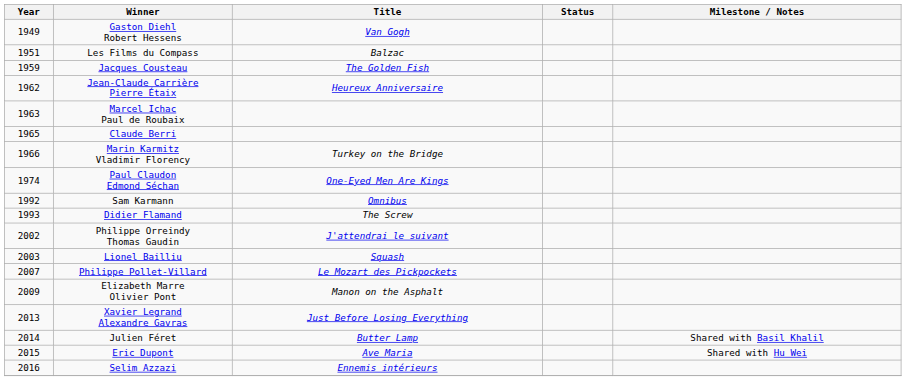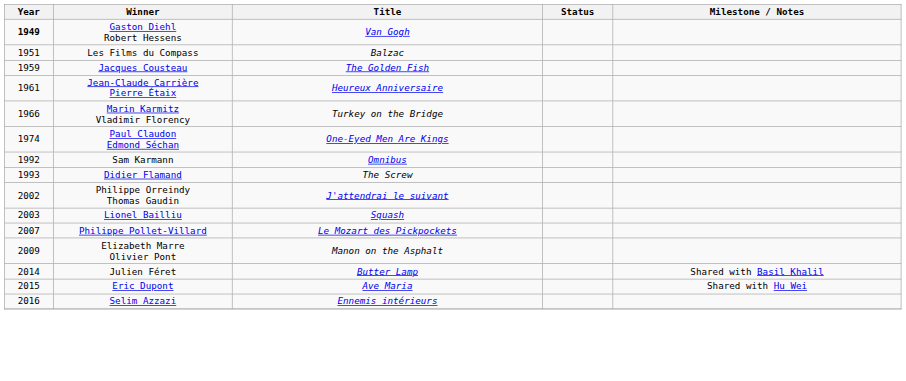(29, 32) normal -> (29, 32) bold
(29, 88) 1962 -> (29, 88) 1961
- row: (143, 114)
- row: (143, 134)
- row: (143, 317)
